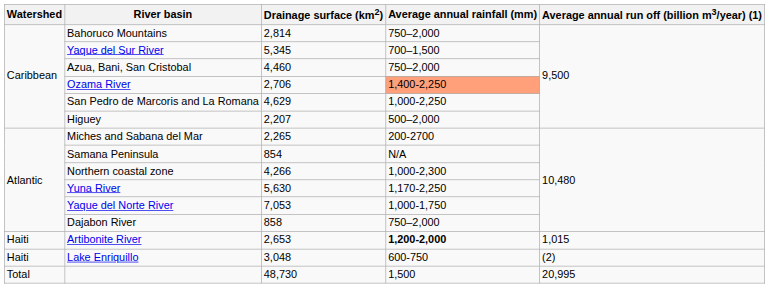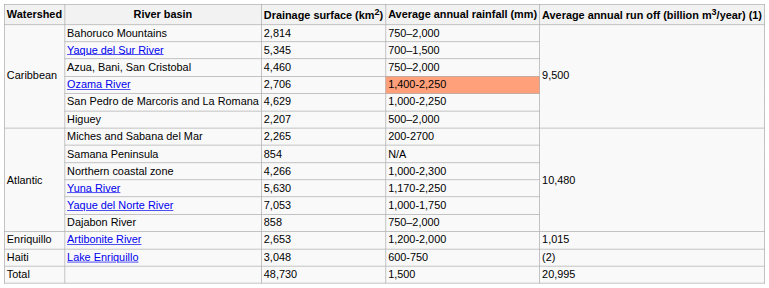(18, 240) Haiti -> (29, 240) Enriquillo
(417, 240) bold -> (417, 240) normal
